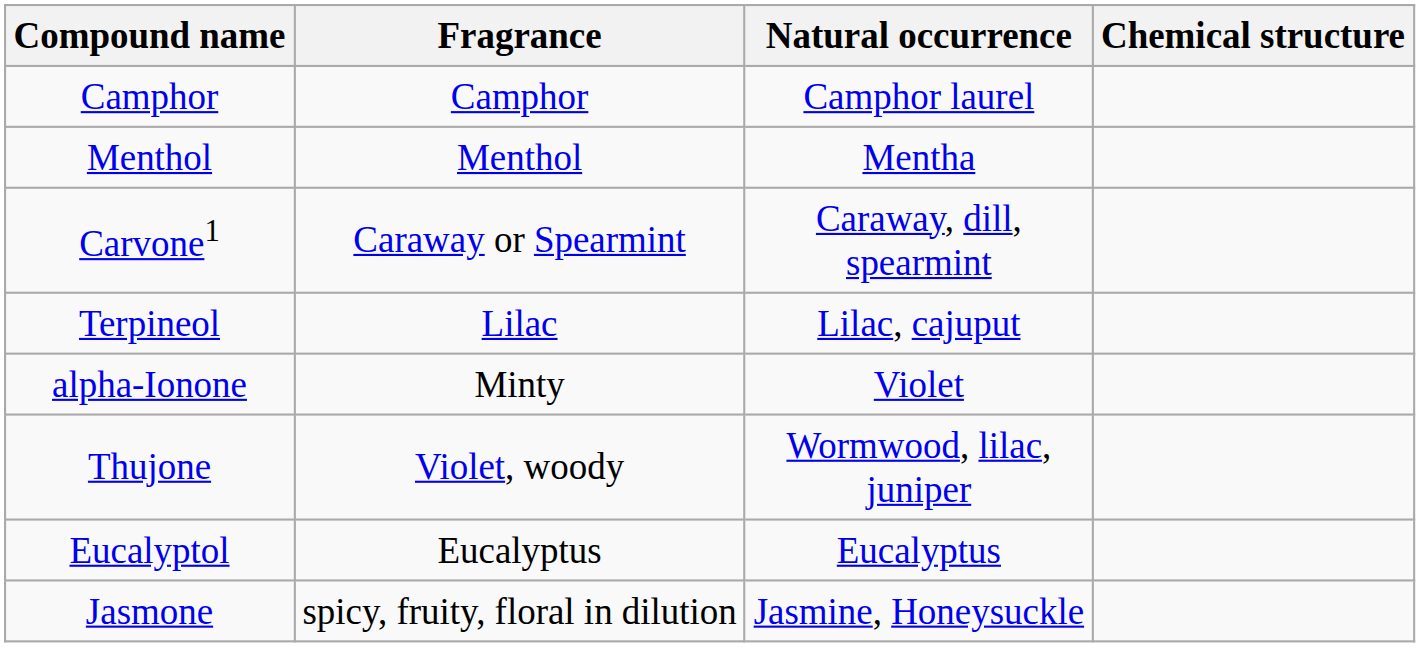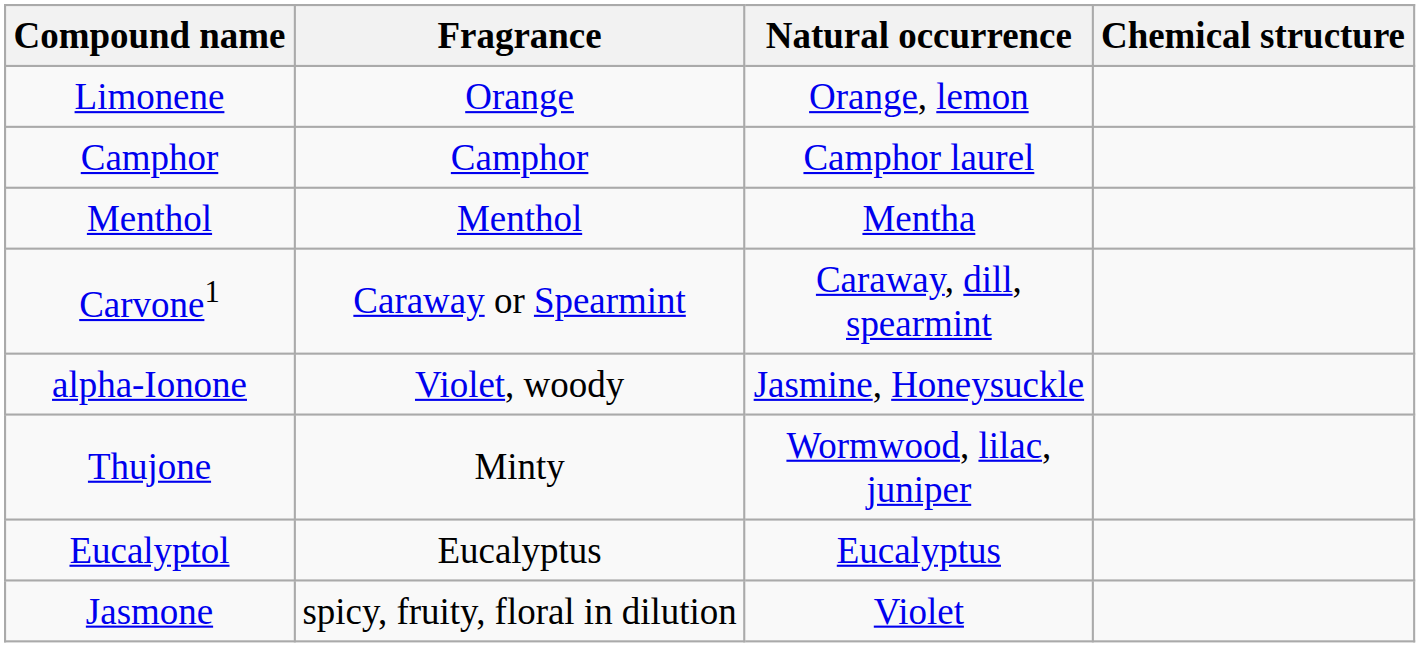+ row: (149, 95)
- row: (150, 322)
(520, 383) Minty -> (520, 383) Violet, woody
(919, 383) Violet -> (919, 383) Jasmine, Honeysuckle
(520, 466) Violet, woody -> (520, 466) Minty
(919, 610) Jasmine, Honeysuckle -> (919, 610) Violet
